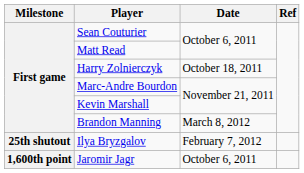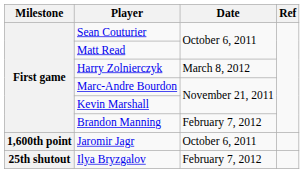(222, 68) October 18, 2011 -> (216, 68) March 8, 2012
(216, 123) March 8, 2012 -> (222, 123) February 7, 2012
rows swapped: (106, 159) <-> (111, 141)
